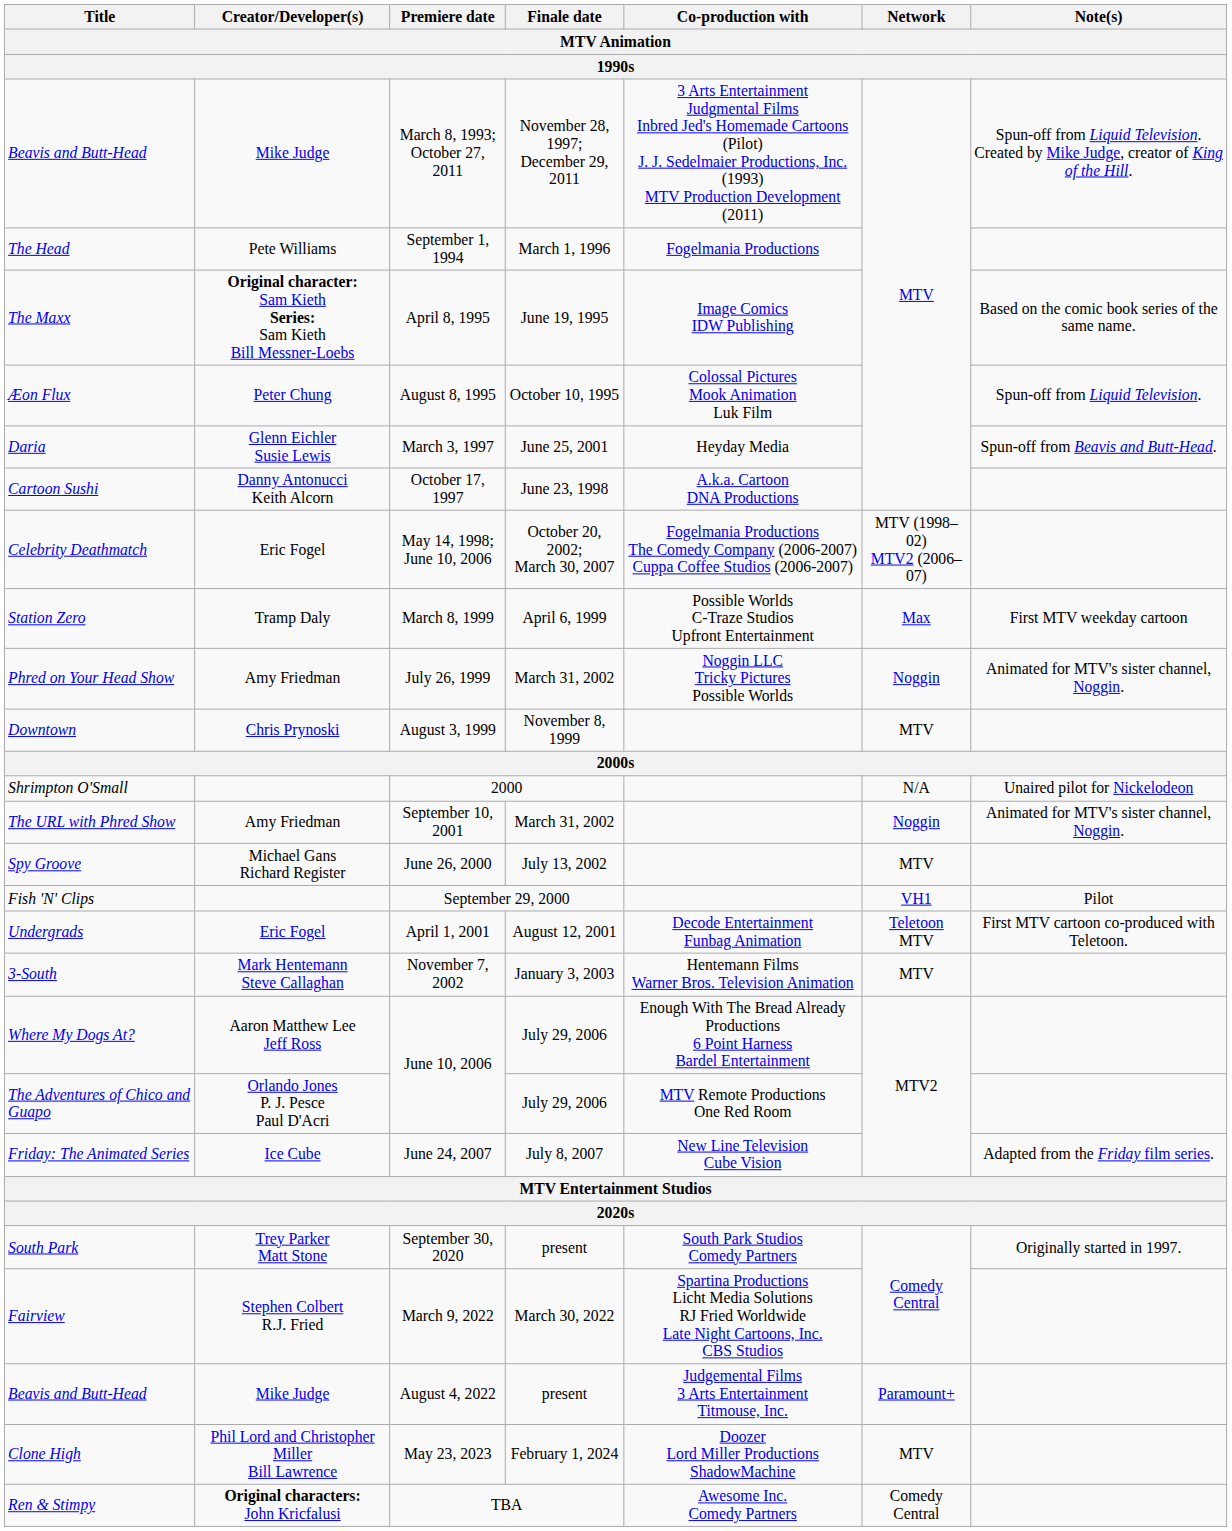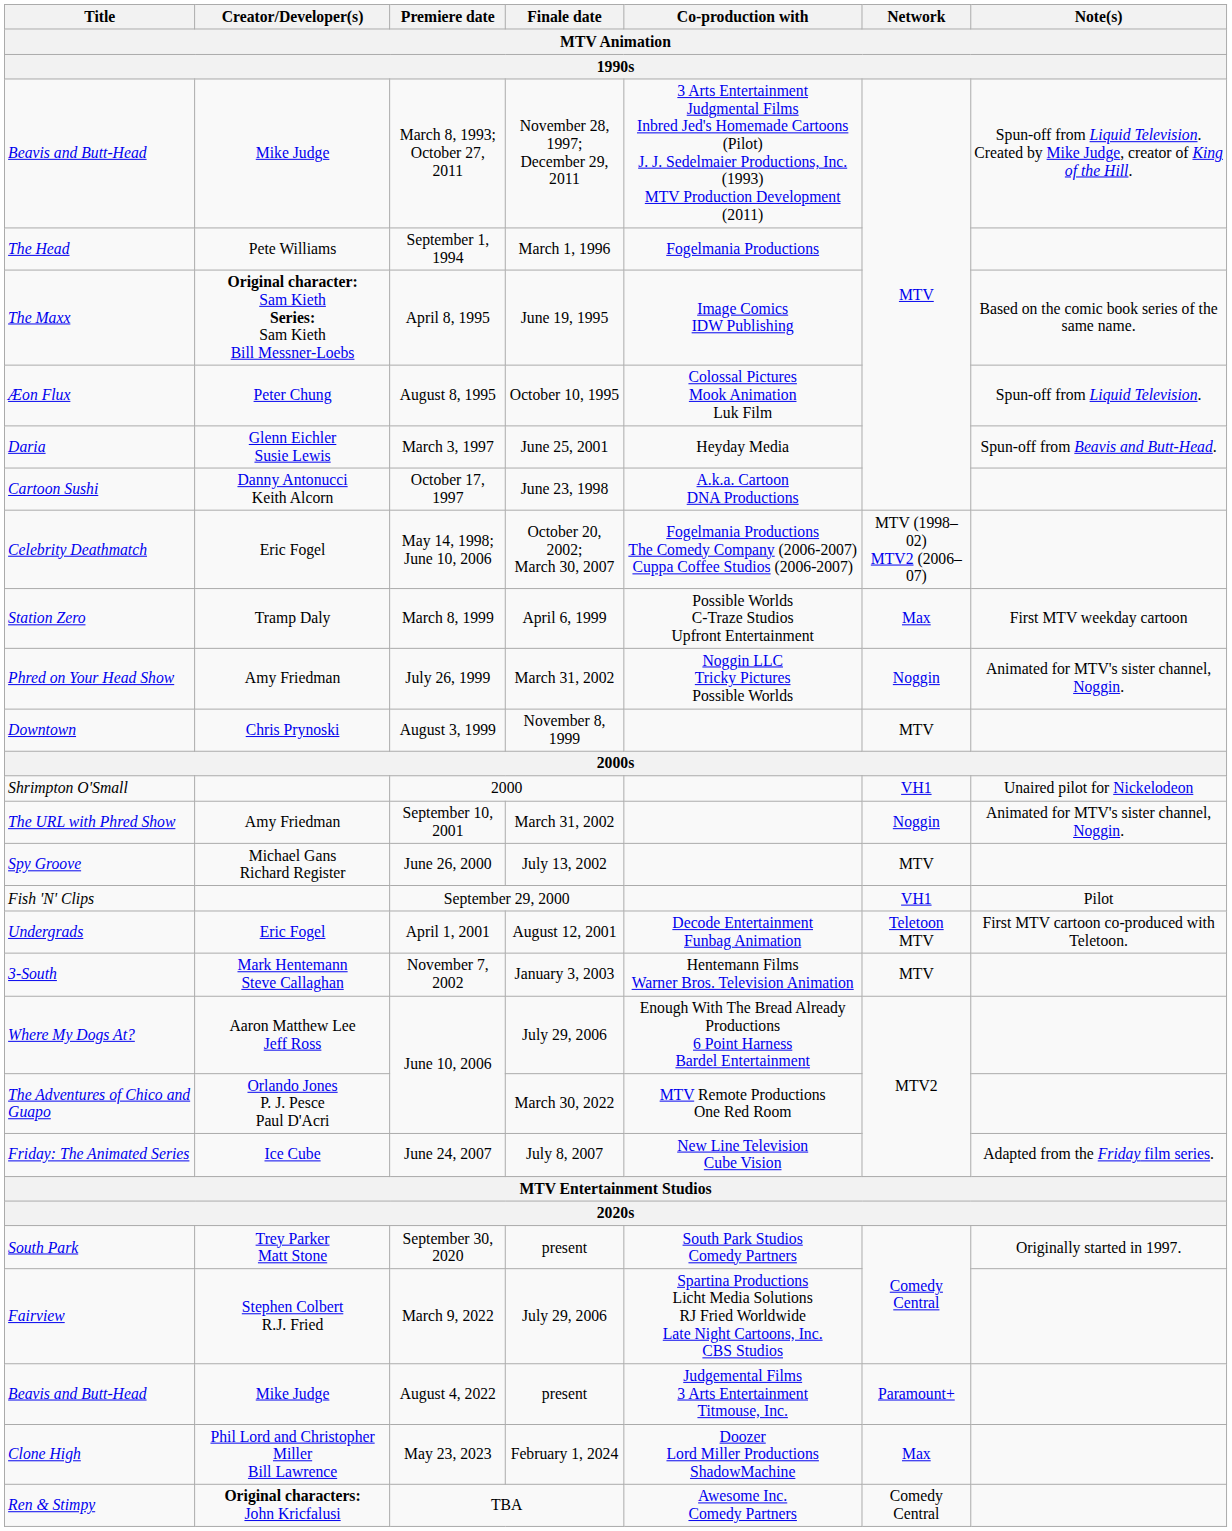(916, 788) N/A -> (916, 788) VH1
(564, 1103) July 29, 2006 -> (564, 1103) March 30, 2022
(564, 1316) March 30, 2022 -> (564, 1316) July 29, 2006
(916, 1454) MTV -> (916, 1454) Max
